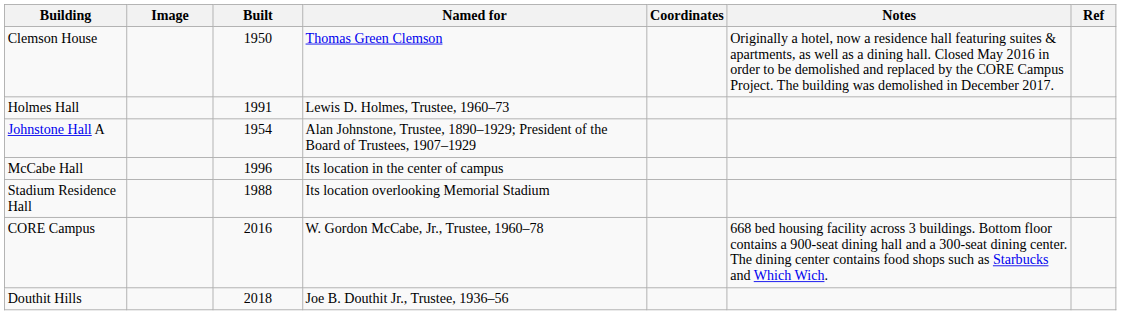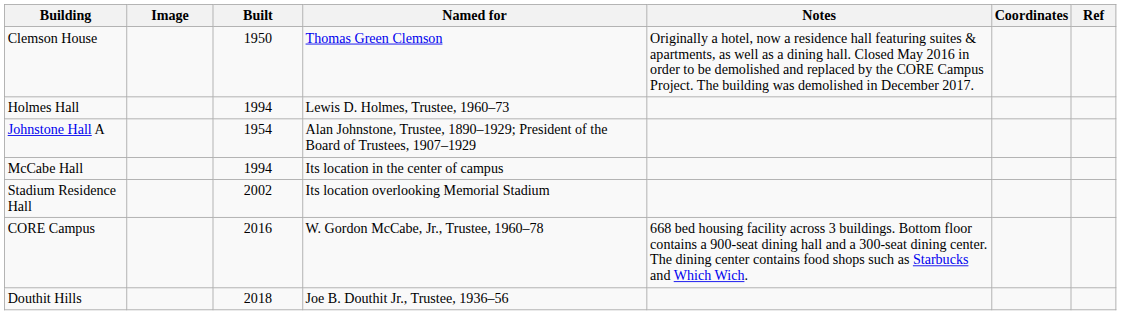columns swapped: (899, 15) <-> (687, 15)
(258, 107) 1991 -> (258, 107) 1994
(258, 168) 1996 -> (258, 168) 1994
(258, 190) 1988 -> (258, 190) 2002
